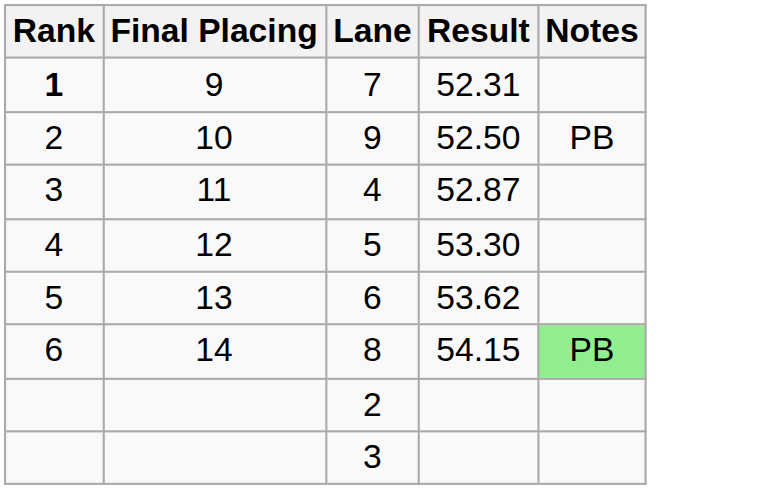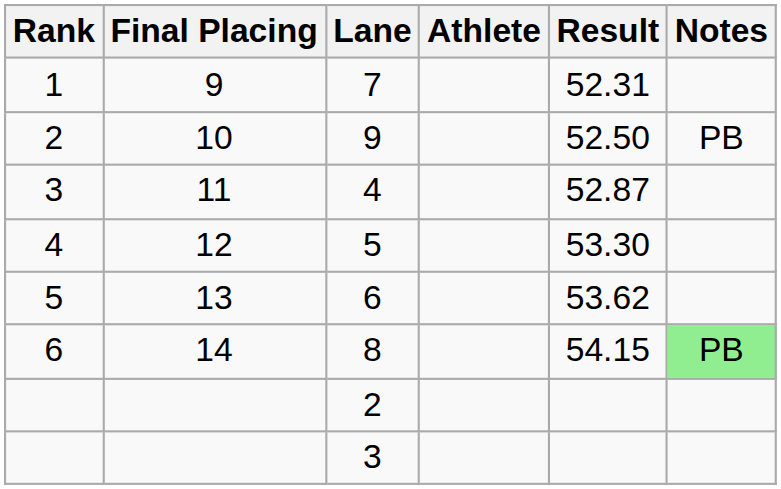+ column: (484, 31)
(54, 84) bold -> (54, 84) normal
